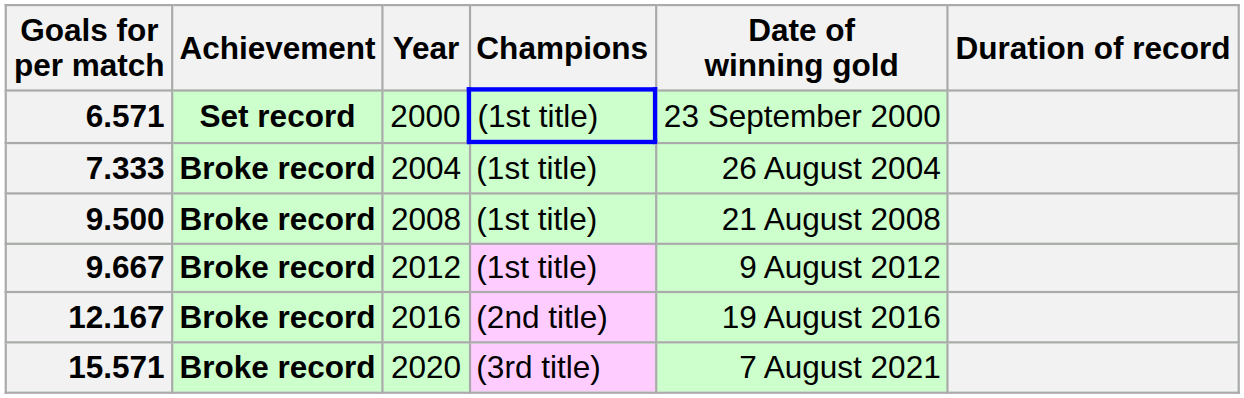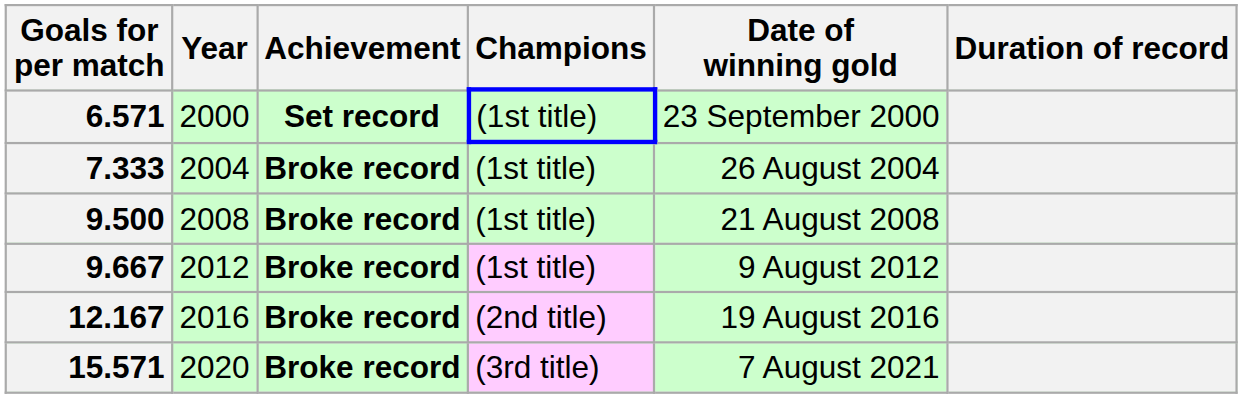columns swapped: (278, 48) <-> (426, 48)
